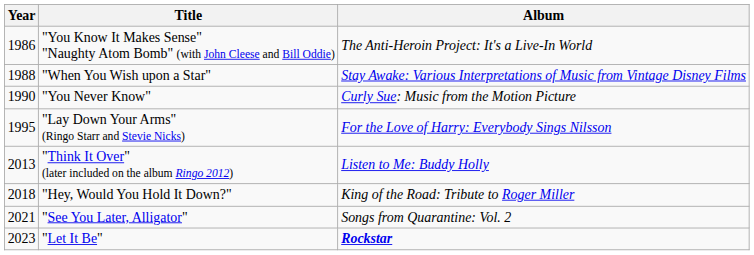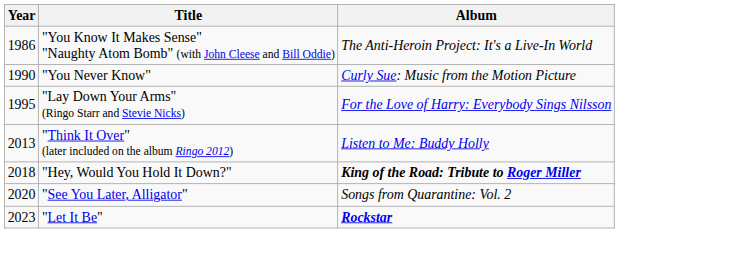- row: (126, 75)
(458, 194) normal -> (461, 172) bold
(22, 217) 2021 -> (22, 194) 2020
